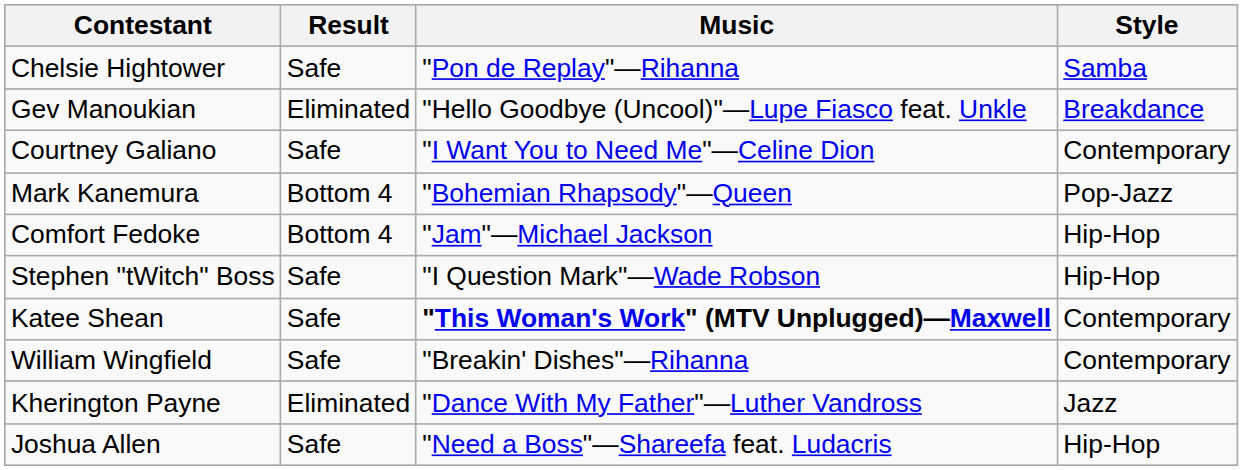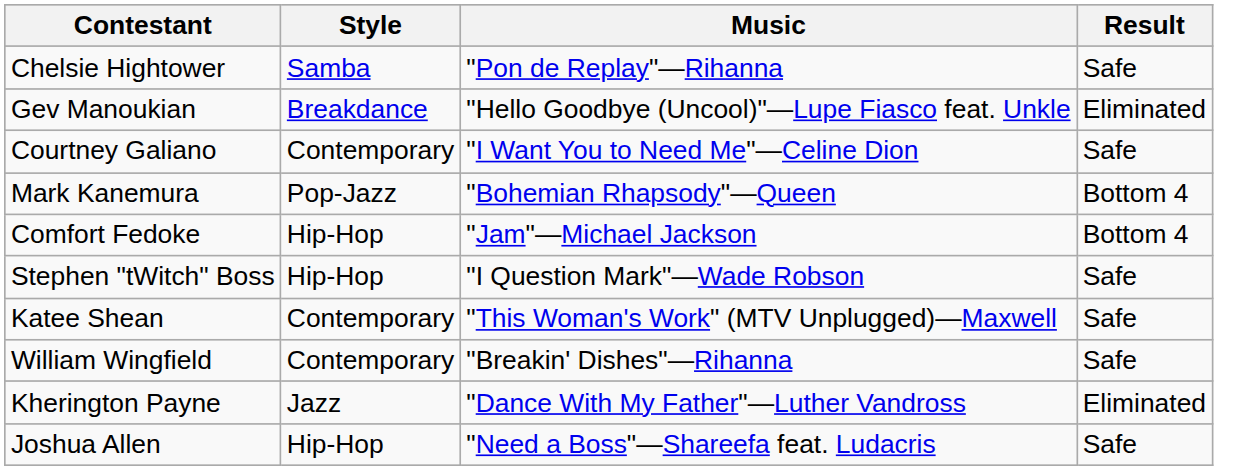columns swapped: (1147, 25) <-> (348, 25)
(737, 318) bold -> (762, 318) normal
